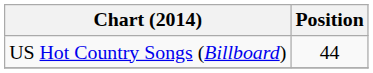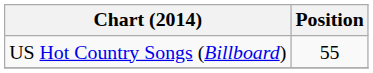(330, 51) 44 -> (330, 51) 55
